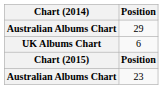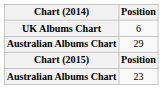rows swapped: (138, 28) <-> (138, 44)
